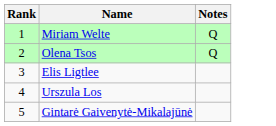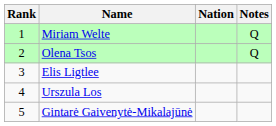+ column: (216, 14)
